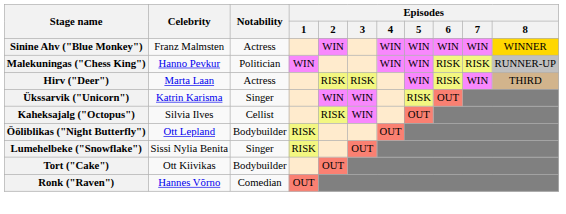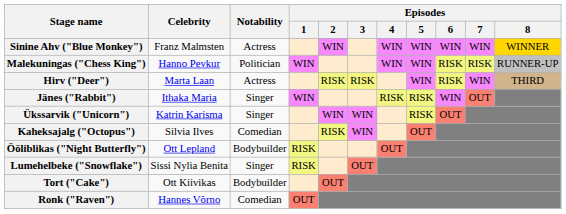+ row: (76, 98)
(260, 115) Cellist -> (260, 132) Comedian
